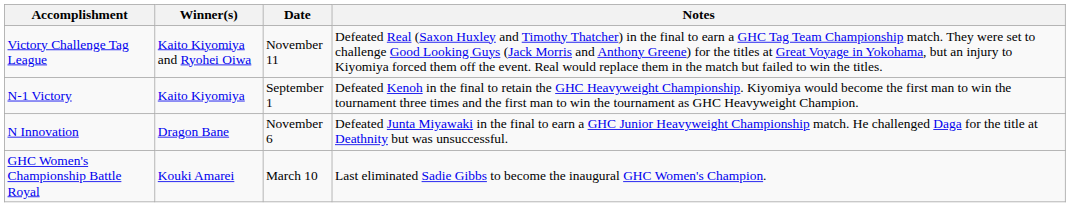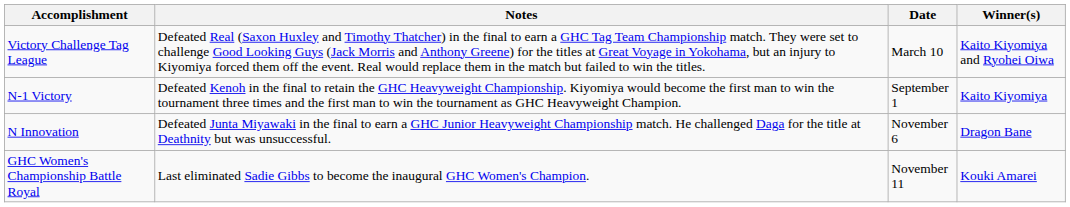columns swapped: (209, 15) <-> (699, 15)
(294, 51) November 11 -> (917, 51) March 10
(292, 176) March 10 -> (920, 176) November 11
